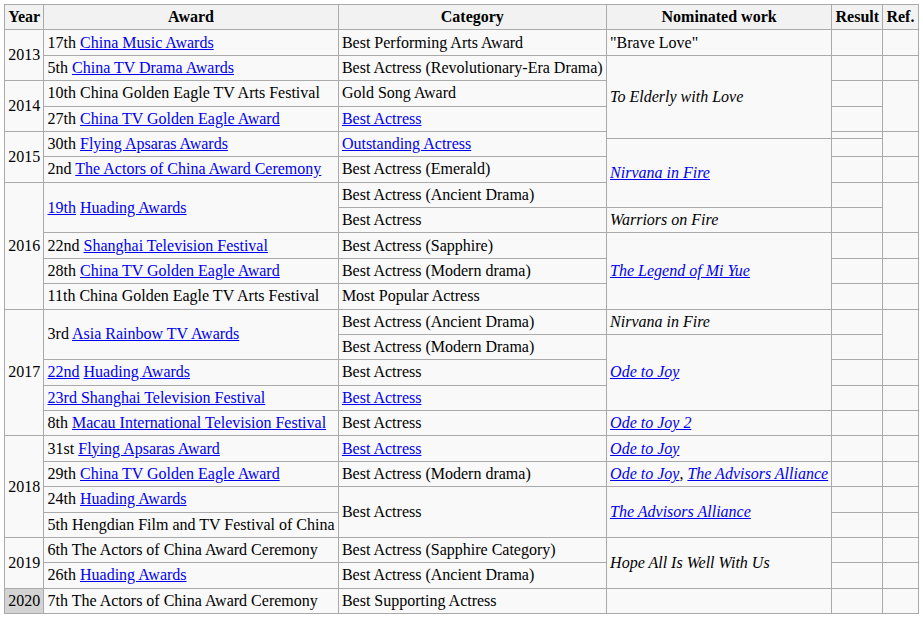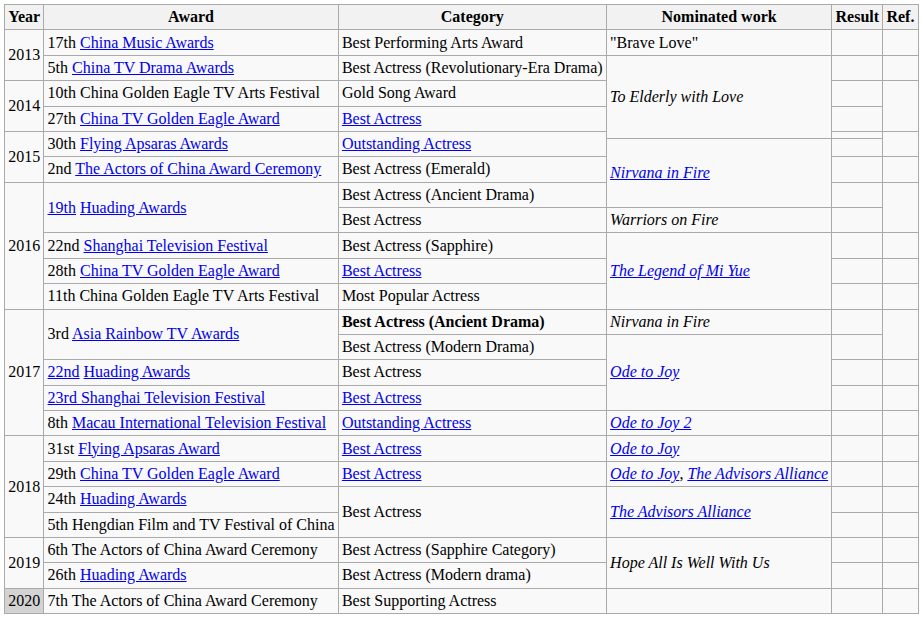(436, 270) Best Actress (Modern drama) -> (382, 270) Best Actress
(438, 321) normal -> (443, 321) bold
(382, 423) Best Actress -> (407, 423) Outstanding Actress
(436, 473) Best Actress (Modern drama) -> (382, 473) Best Actress
(438, 575) Best Actress (Ancient Drama) -> (436, 575) Best Actress (Modern drama)
